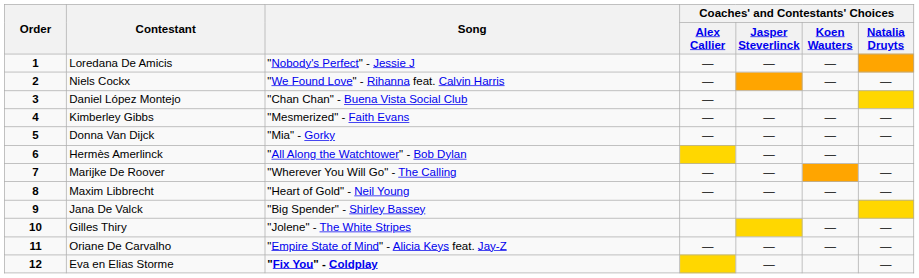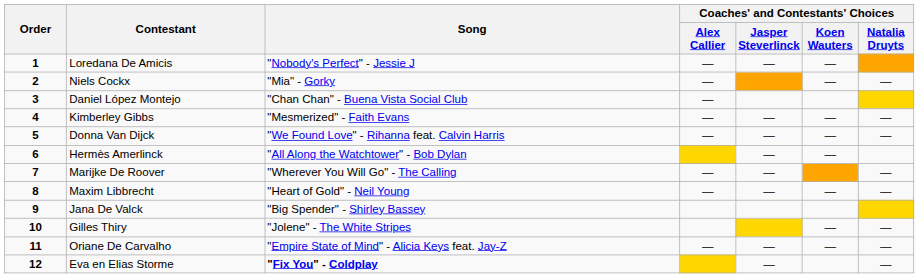(386, 81) "We Found Love" - Rihanna feat. Calvin Harris -> (301, 81) "Mia" - Gorky
(301, 136) "Mia" - Gorky -> (386, 136) "We Found Love" - Rihanna feat. Calvin Harris
